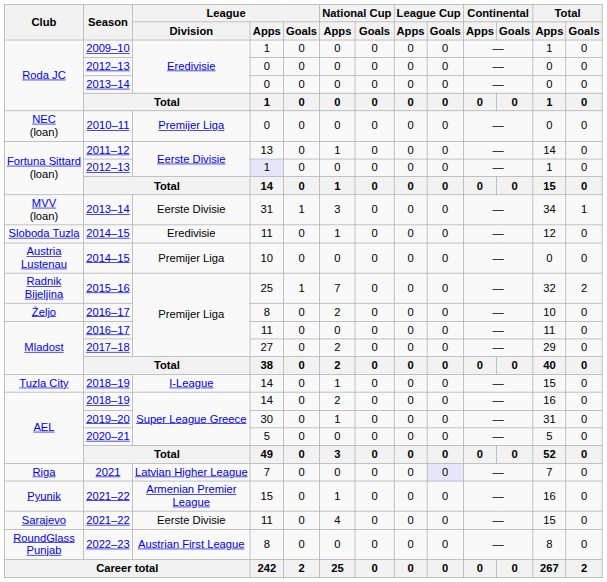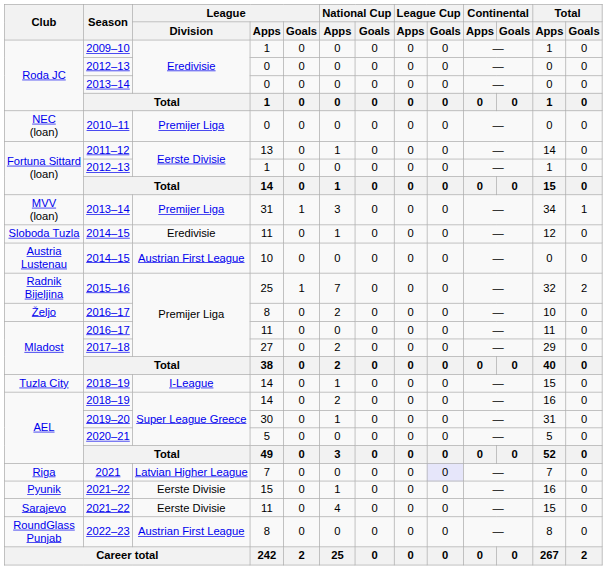(267, 168) lavender background -> (267, 168) no background
(191, 209) Eerste Divisie -> (191, 209) Premijer Liga
(191, 258) Premijer Liga -> (191, 258) Austrian First League
(191, 496) Armenian Premier League -> (191, 490) Eerste Divisie
